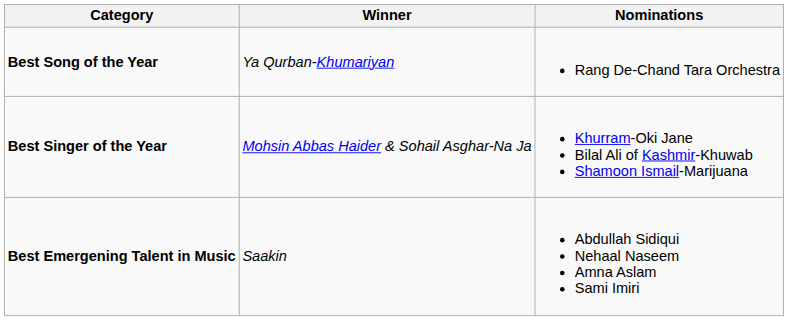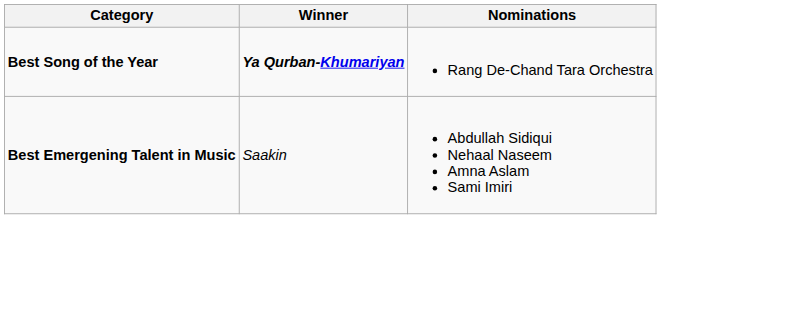(318, 61) normal -> (323, 61) bold
- row: (87, 146)
